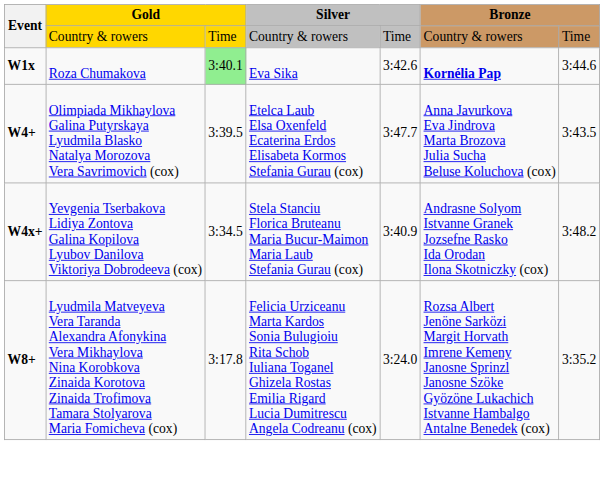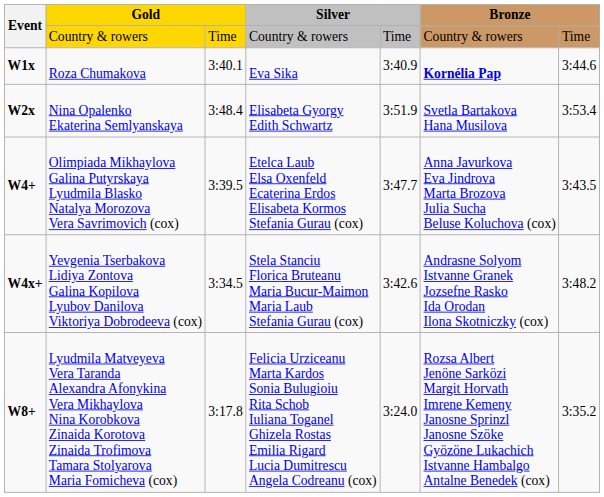(226, 66) lightgreen background -> (226, 66) no background
(400, 66) 3:42.6 -> (400, 66) 3:40.9
+ row: (21, 110)
(400, 231) 3:40.9 -> (400, 283) 3:42.6
